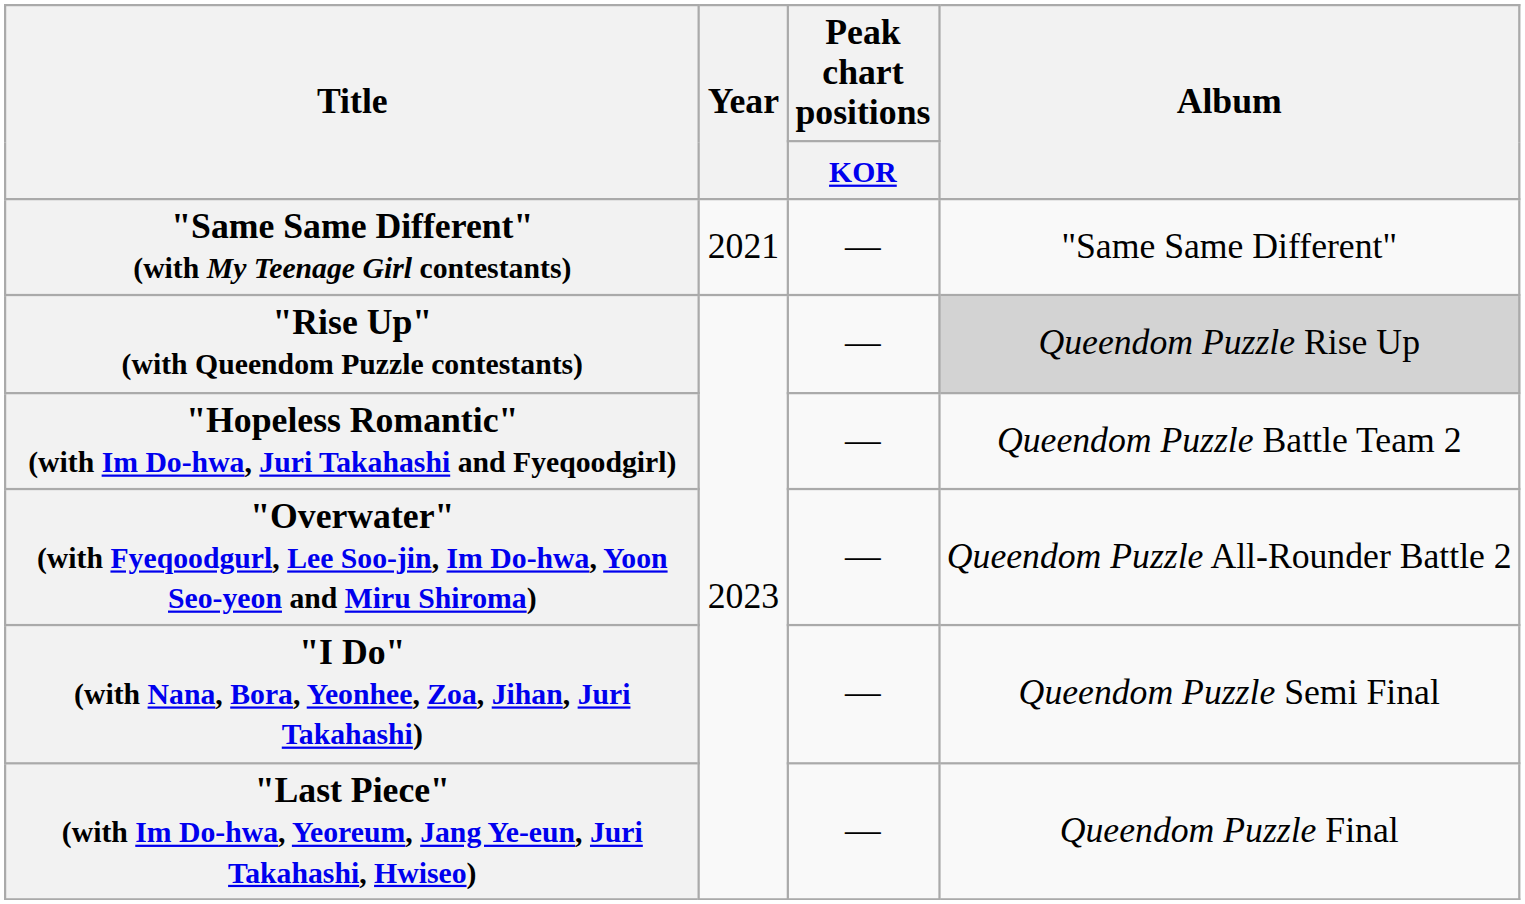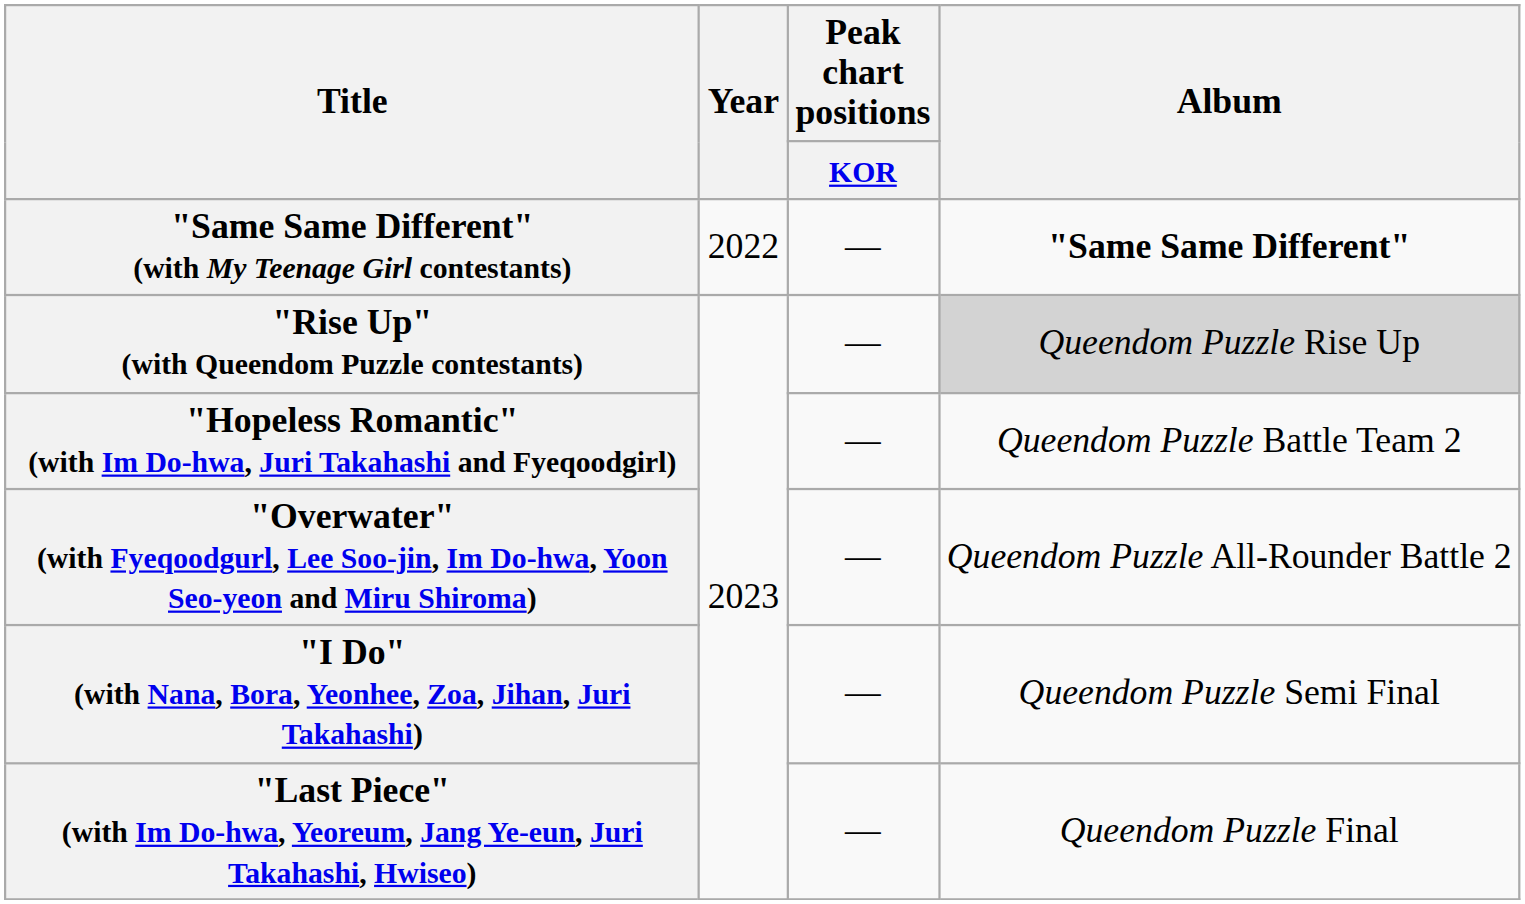(743, 246) 2021 -> (743, 246) 2022
(1229, 246) normal -> (1229, 246) bold
